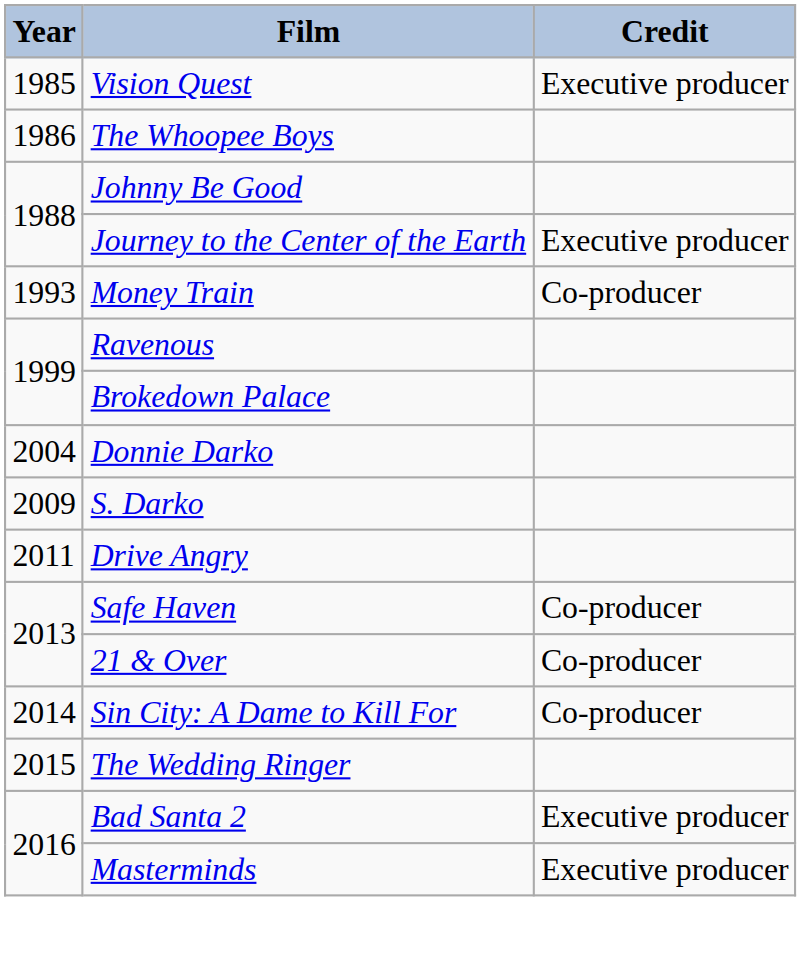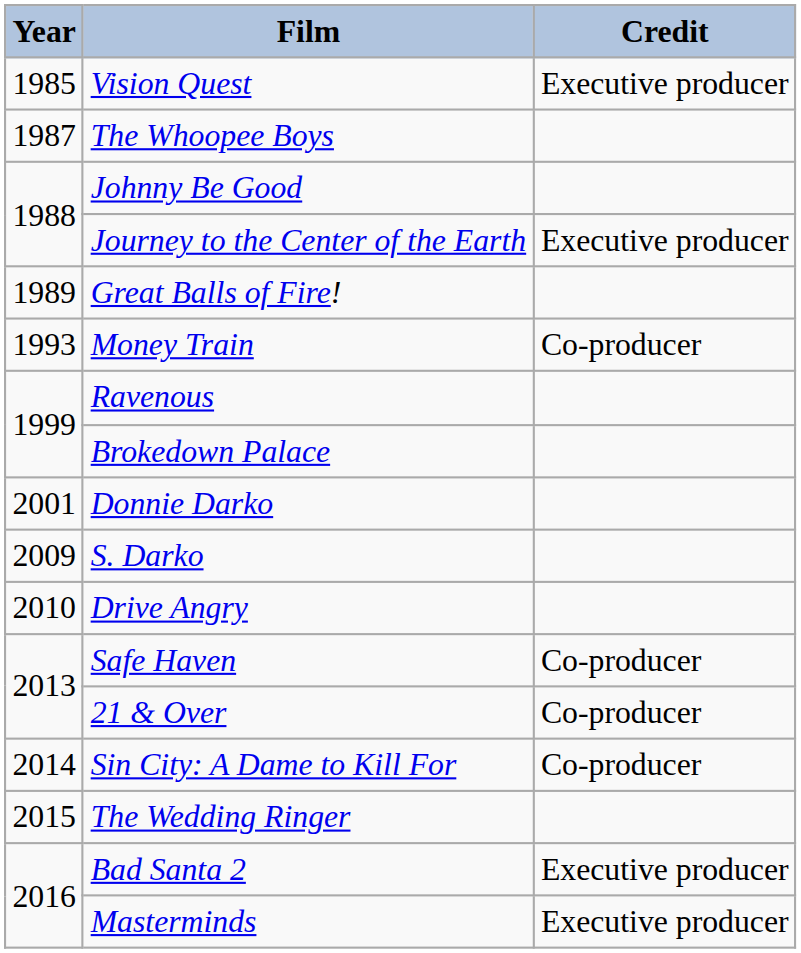(44, 135) 1986 -> (44, 135) 1987
+ row: (216, 292)
(44, 449) 2004 -> (44, 502) 2001
(44, 554) 2011 -> (44, 607) 2010
